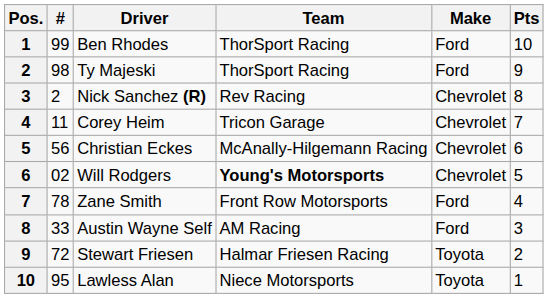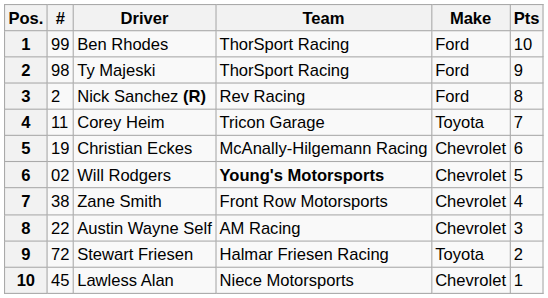(471, 97) Chevrolet -> (452, 97) Ford
(471, 123) Chevrolet -> (460, 123) Toyota
(60, 149) 56 -> (60, 149) 19
(60, 201) 78 -> (60, 201) 38
(452, 201) Ford -> (471, 201) Chevrolet
(60, 228) 33 -> (60, 228) 22
(452, 228) Ford -> (471, 228) Chevrolet
(60, 280) 95 -> (60, 280) 45
(460, 280) Toyota -> (471, 280) Chevrolet
